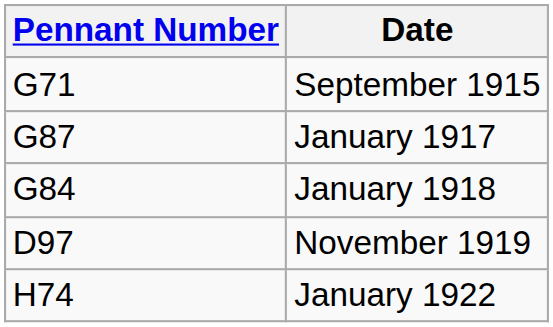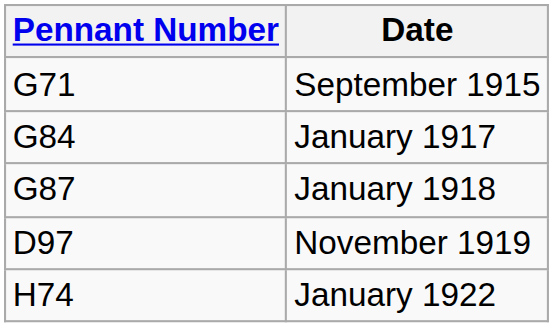(44, 136) G87 -> (44, 136) G84
(44, 189) G84 -> (44, 189) G87
